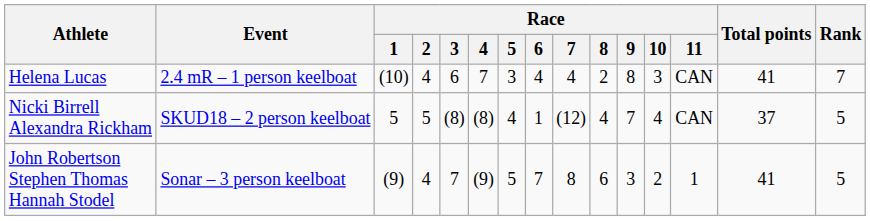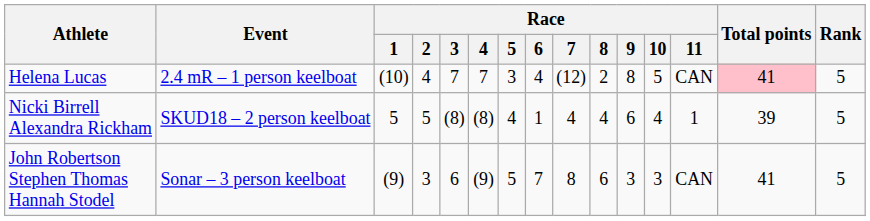(454, 78) 6 -> (454, 78) 7
(571, 78) 4 -> (571, 78) (12)
(658, 78) 3 -> (658, 78) 5
(766, 78) no background -> (766, 78) pink background
(841, 78) 7 -> (841, 78) 5
(571, 118) (12) -> (571, 118) 4
(631, 118) 7 -> (631, 118) 6
(694, 118) CAN -> (694, 118) 1
(766, 118) 37 -> (766, 118) 39
(426, 179) 4 -> (426, 179) 3
(454, 179) 7 -> (454, 179) 6
(658, 179) 2 -> (658, 179) 3
(694, 179) 1 -> (694, 179) CAN
